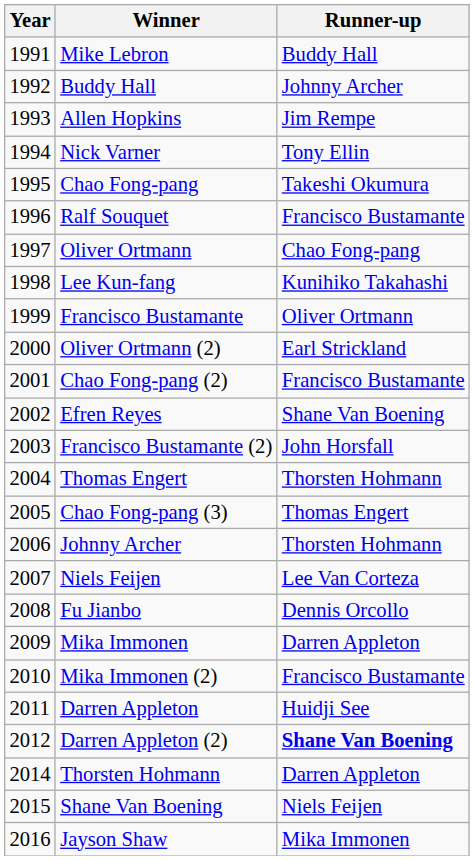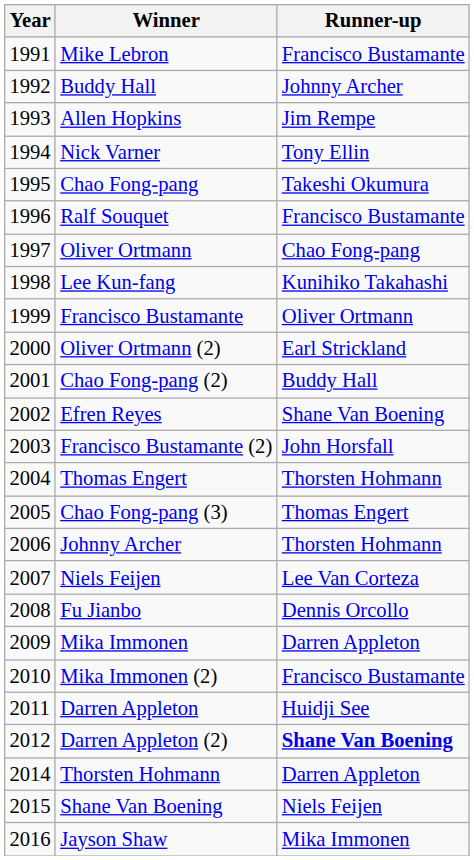(330, 53) Buddy Hall -> (373, 53) Francisco Bustamante
(373, 380) Francisco Bustamante -> (330, 380) Buddy Hall
